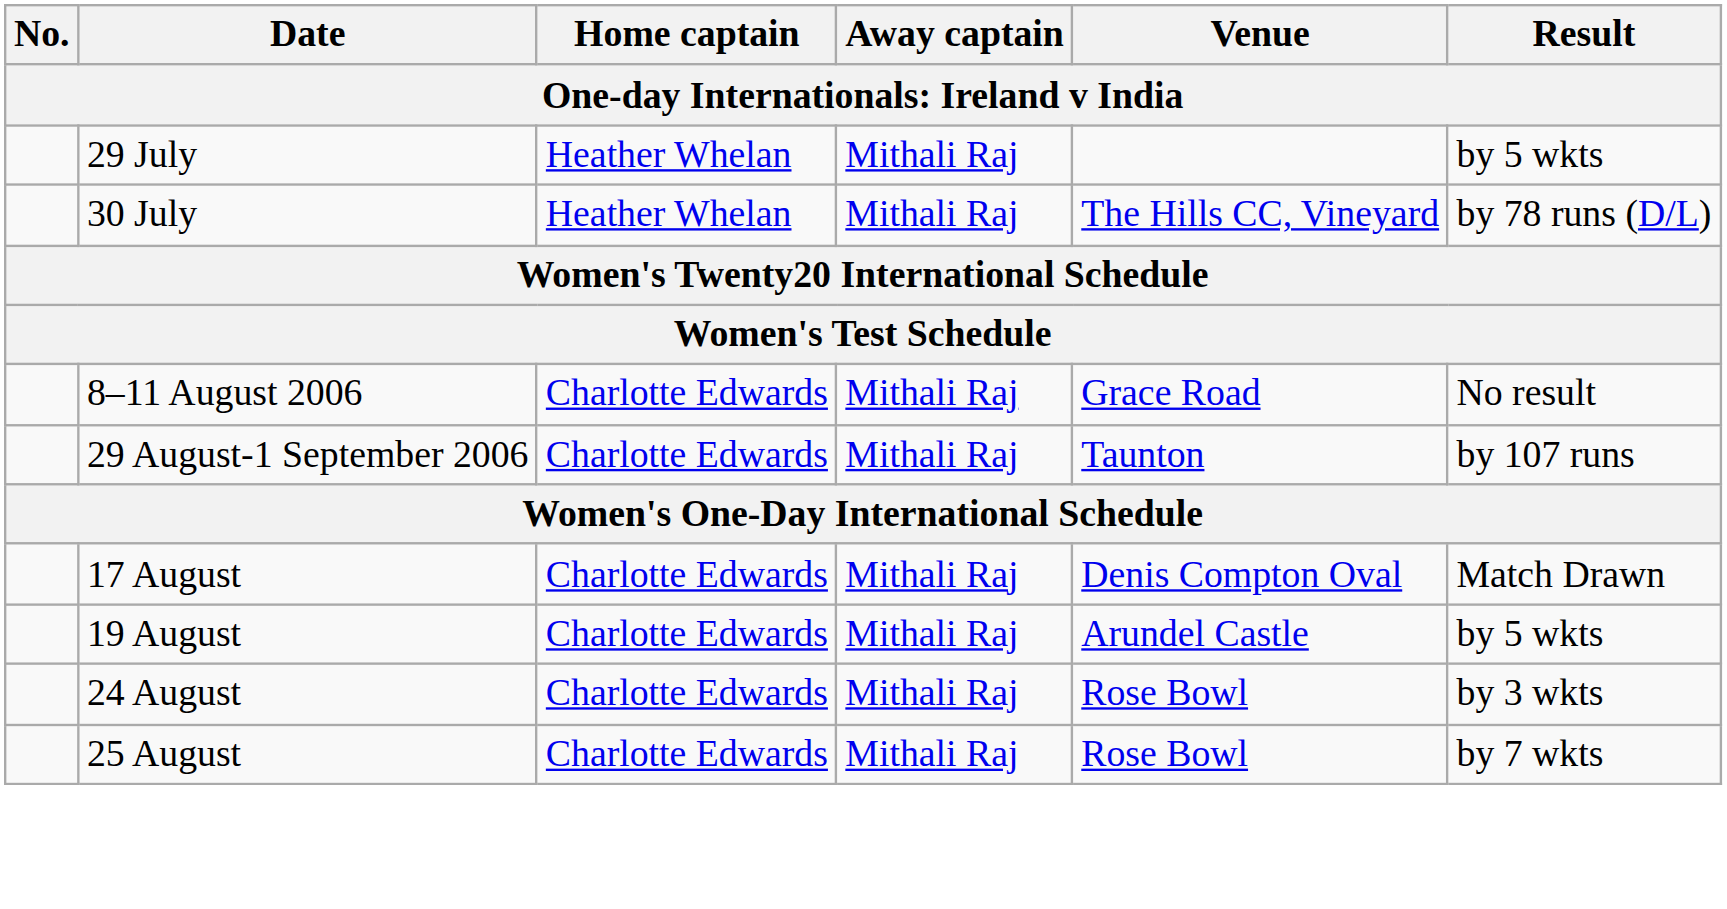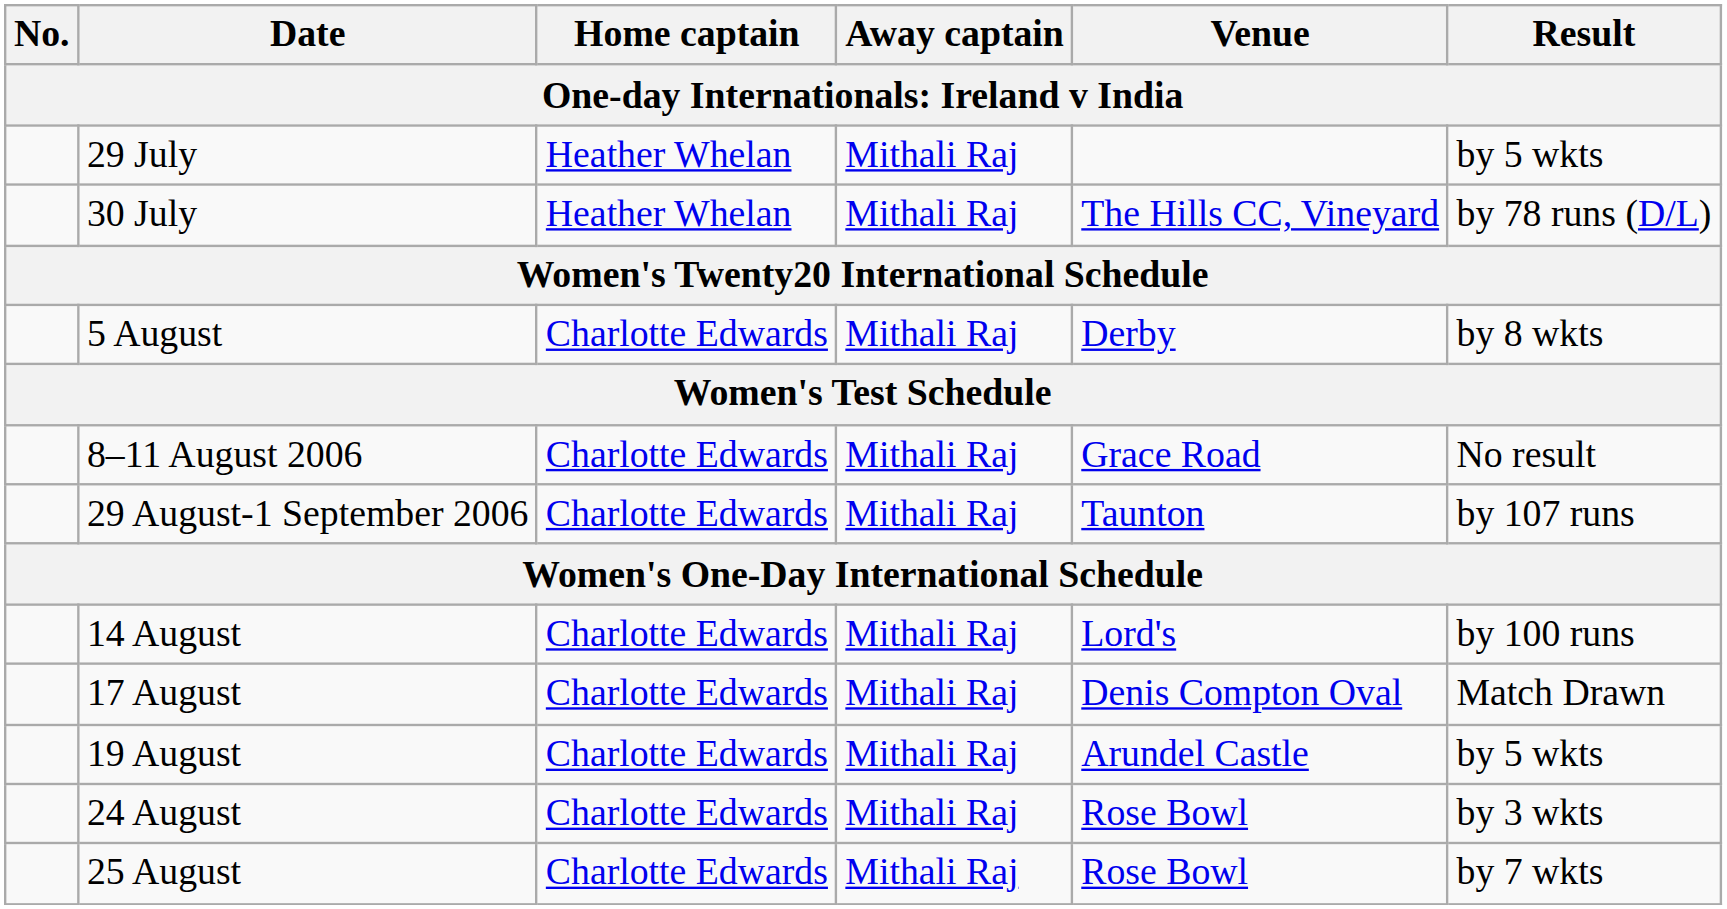+ row: (155, 333)
+ row: (164, 633)
